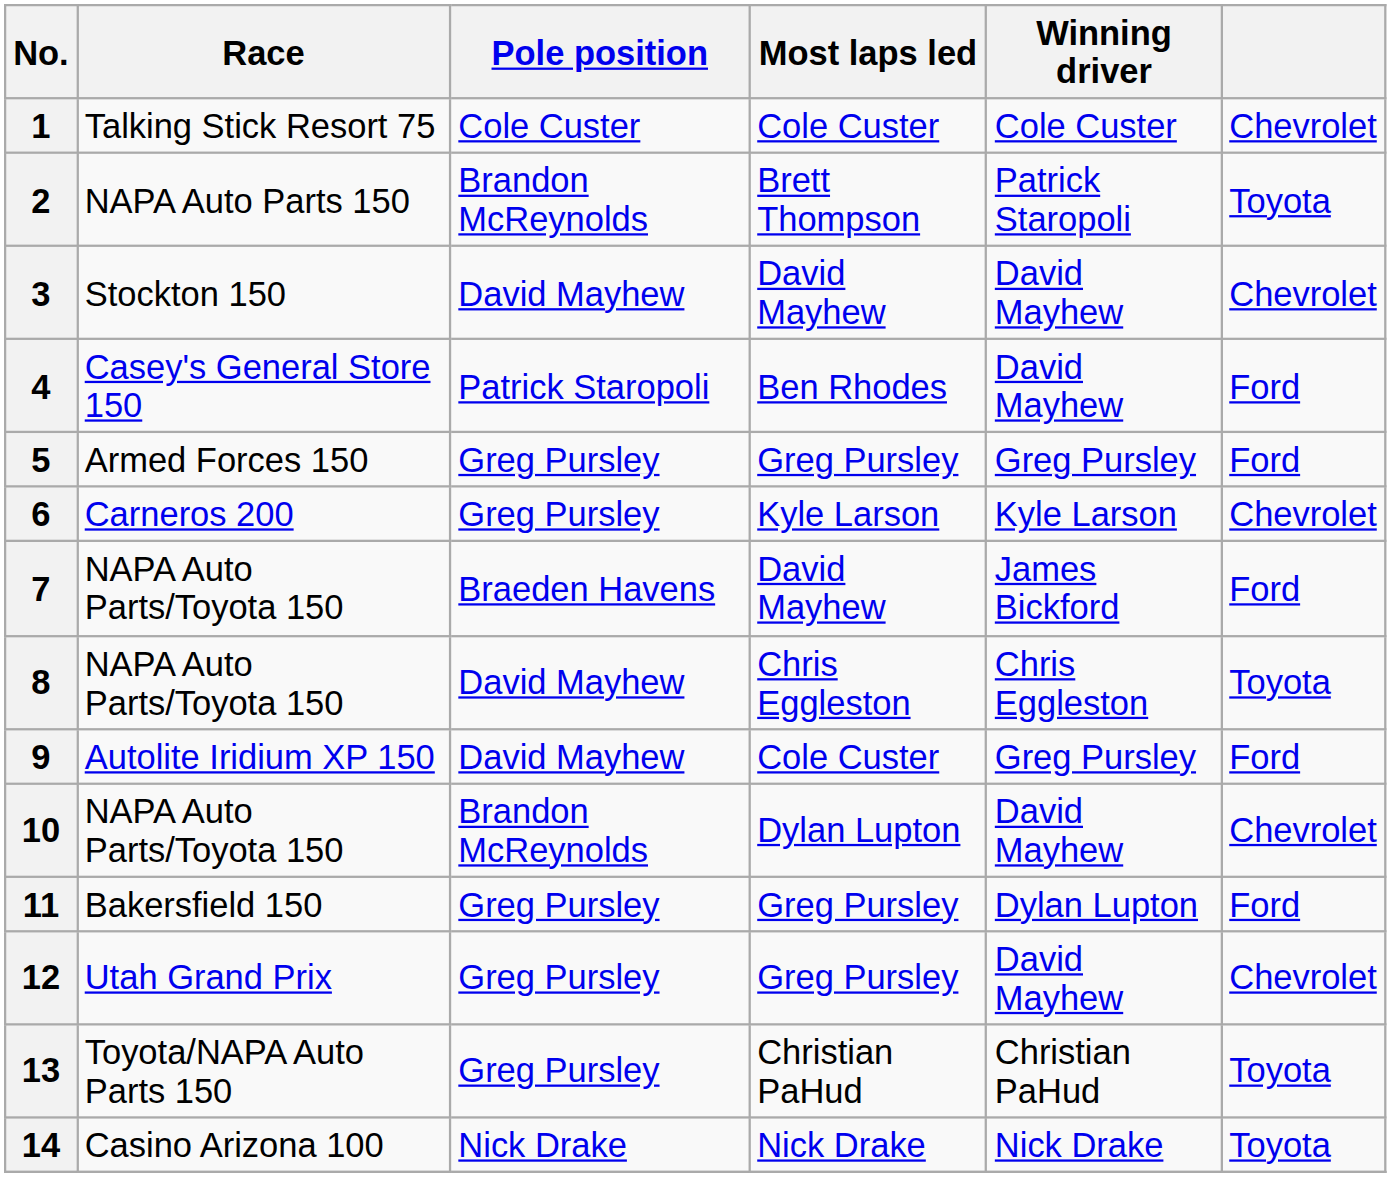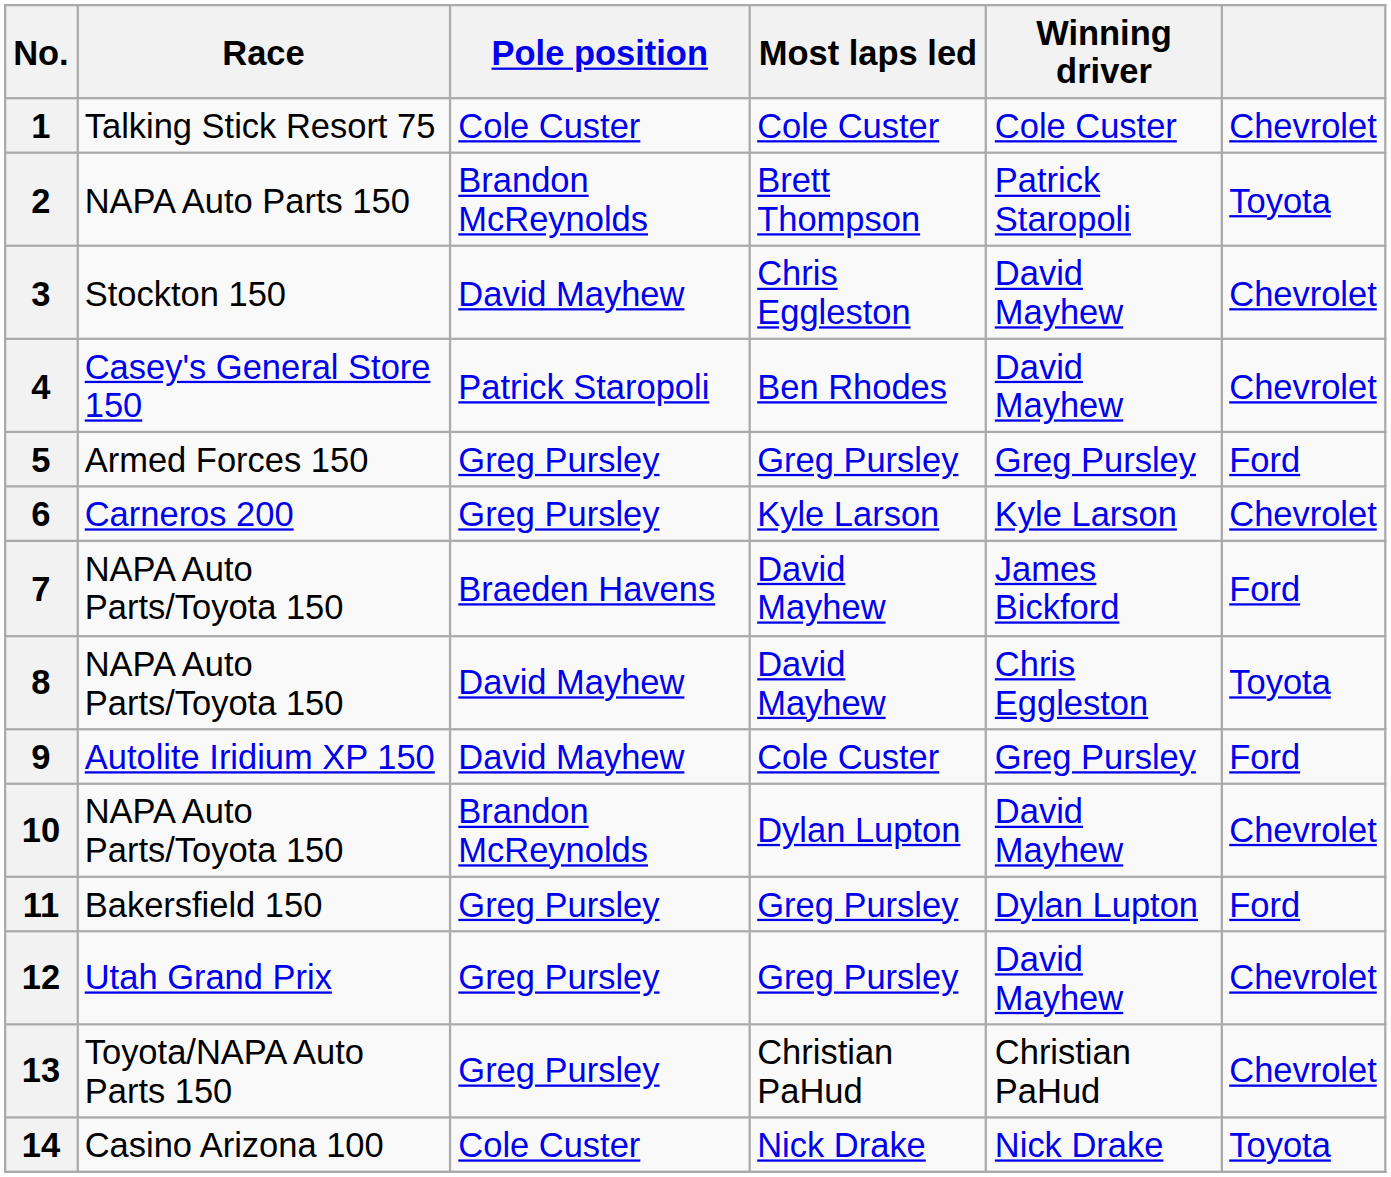(821, 293) David Mayhew -> (834, 293) Chris Eggleston
(1265, 386) Ford -> (1303, 386) Chevrolet
(834, 682) Chris Eggleston -> (821, 682) David Mayhew
(1280, 1071) Toyota -> (1303, 1071) Chevrolet
(543, 1145) Nick Drake -> (549, 1145) Cole Custer
